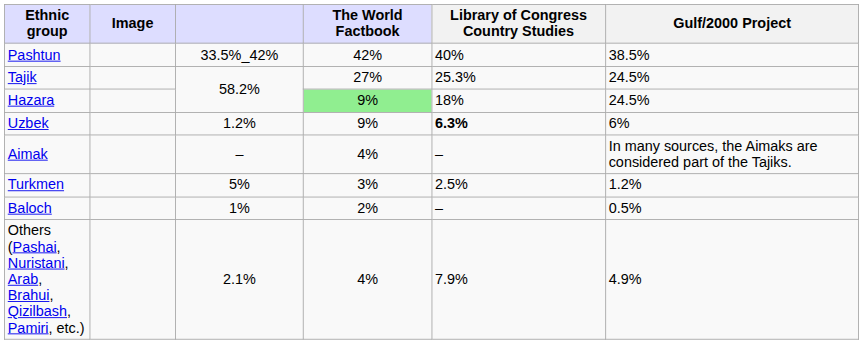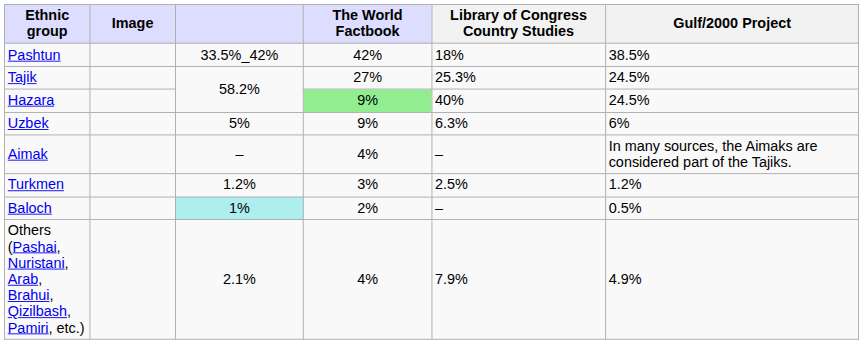(449, 54) 40% -> (449, 54) 18%
(449, 100) 18% -> (449, 100) 40%
(239, 123) 1.2% -> (239, 123) 5%
(451, 123) bold -> (451, 123) normal
(239, 185) 5% -> (239, 185) 1.2%
(239, 208) no background -> (239, 208) paleturquoise background
